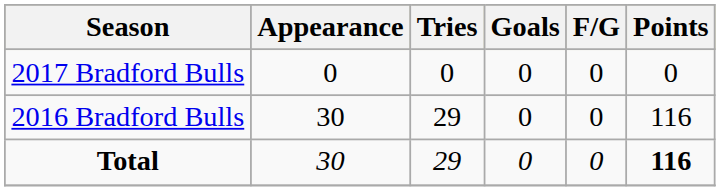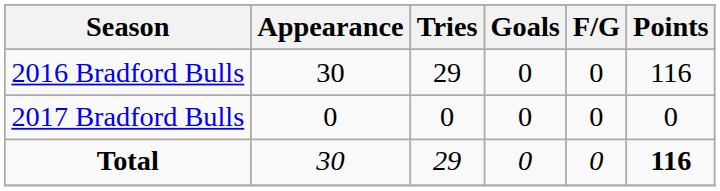rows swapped: (128, 116) <-> (128, 71)
